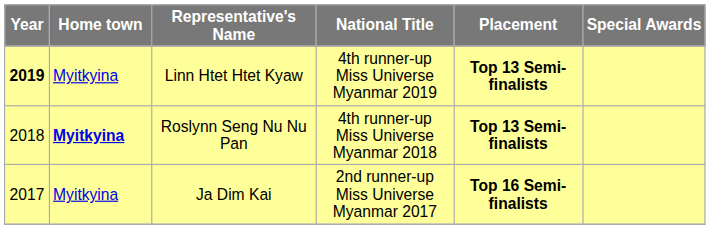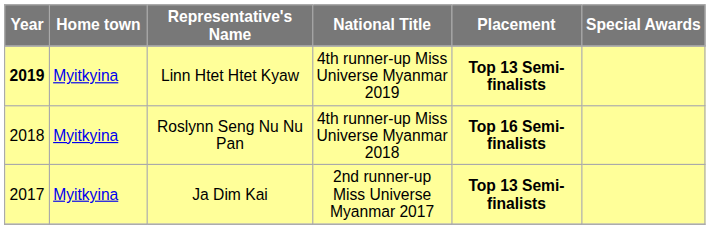(89, 135) bold -> (86, 135) normal
(518, 135) Top 13 Semi-finalists -> (516, 135) Top 16 Semi-finalists
(518, 194) Top 16 Semi-finalists -> (516, 194) Top 13 Semi-finalists
